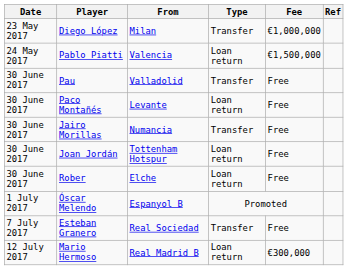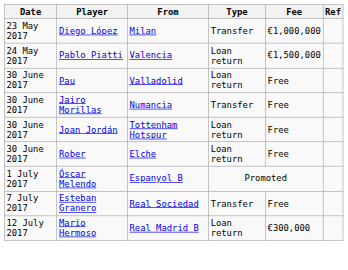(232, 80) Transfer -> (227, 80) Loan return
- row: (80, 105)
